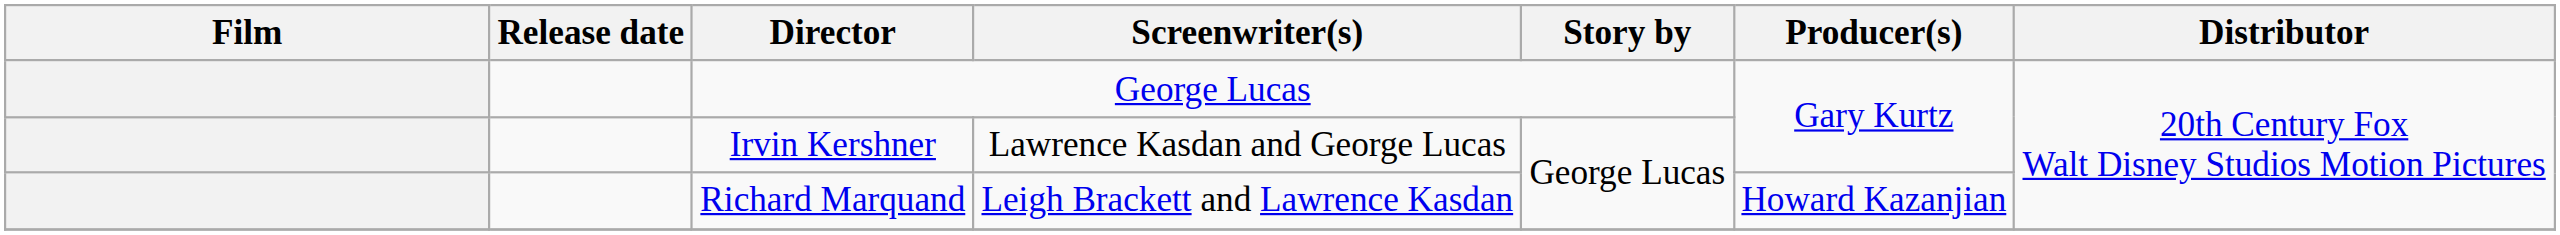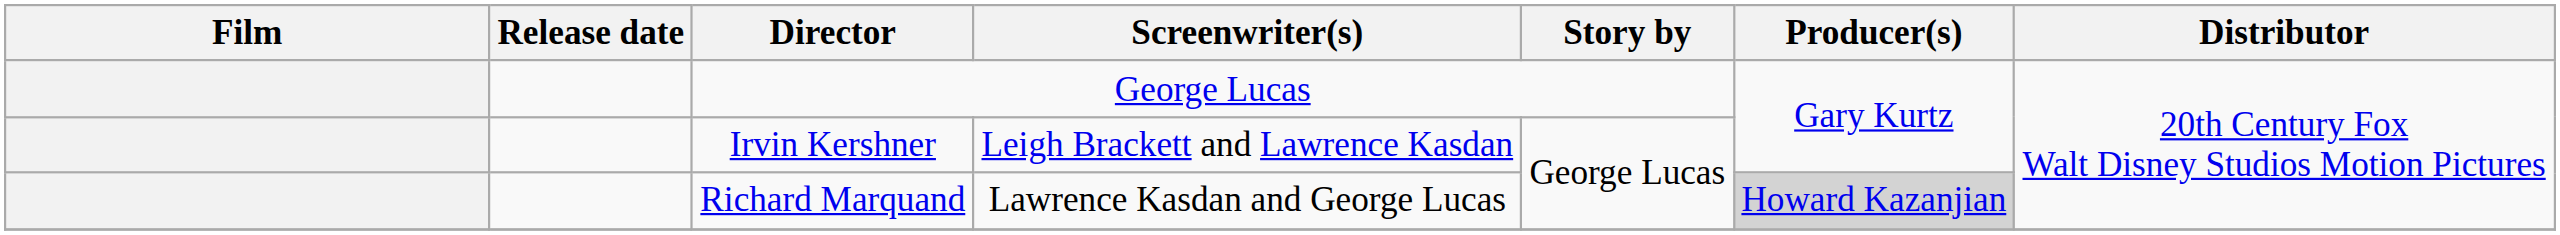(1247, 144) Lawrence Kasdan and George Lucas -> (1247, 144) Leigh Brackett and Lawrence Kasdan
(1247, 199) Leigh Brackett and Lawrence Kasdan -> (1247, 199) Lawrence Kasdan and George Lucas
(1874, 199) no background -> (1874, 199) lightgrey background
